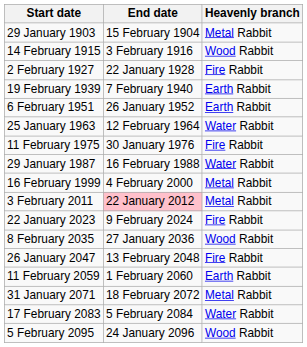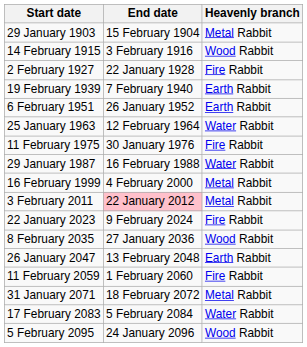(234, 257) Fire Rabbit -> (238, 257) Earth Rabbit
(238, 276) Earth Rabbit -> (234, 276) Fire Rabbit
